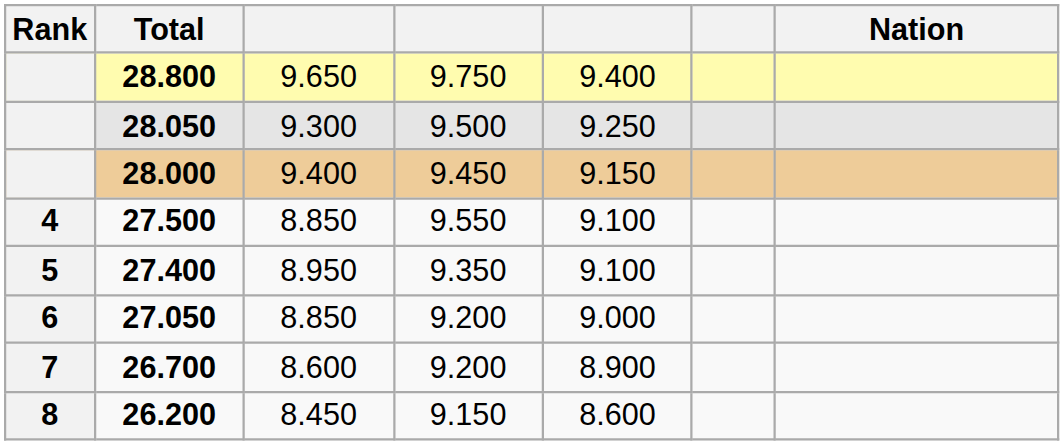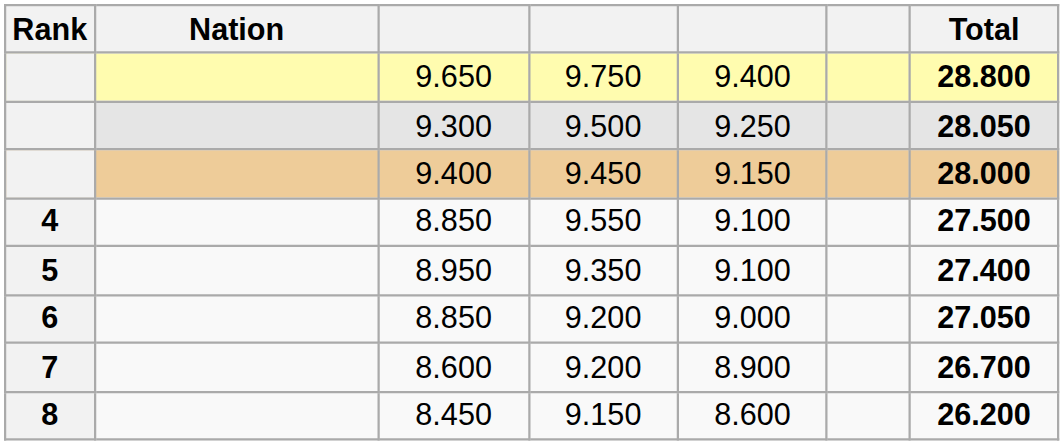columns swapped: (917, 29) <-> (169, 29)
